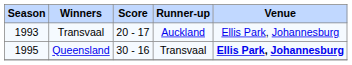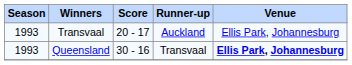(27, 51) 1995 -> (27, 51) 1993
